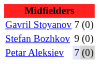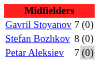(77, 38) 9 -> (77, 38) 8
(77, 52) lavender background -> (77, 52) no background
